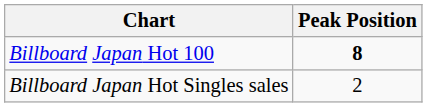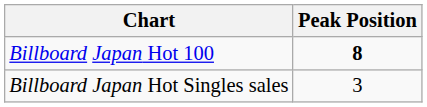(357, 85) 2 -> (357, 85) 3
